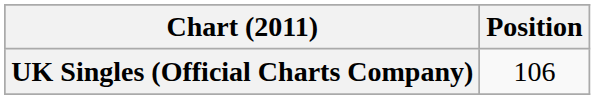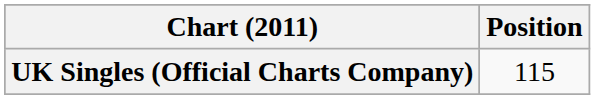(534, 71) 106 -> (534, 71) 115
